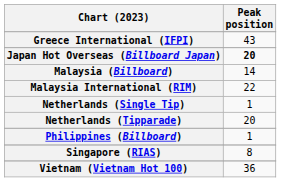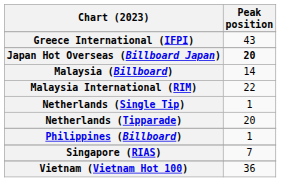(249, 153) 8 -> (249, 153) 7
